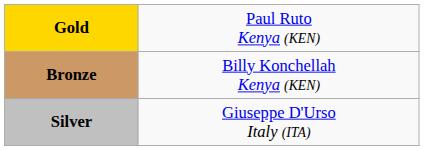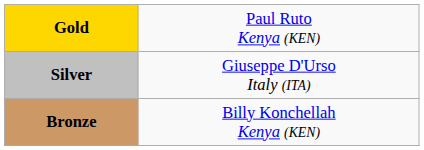rows swapped: (71, 121) <-> (71, 74)
